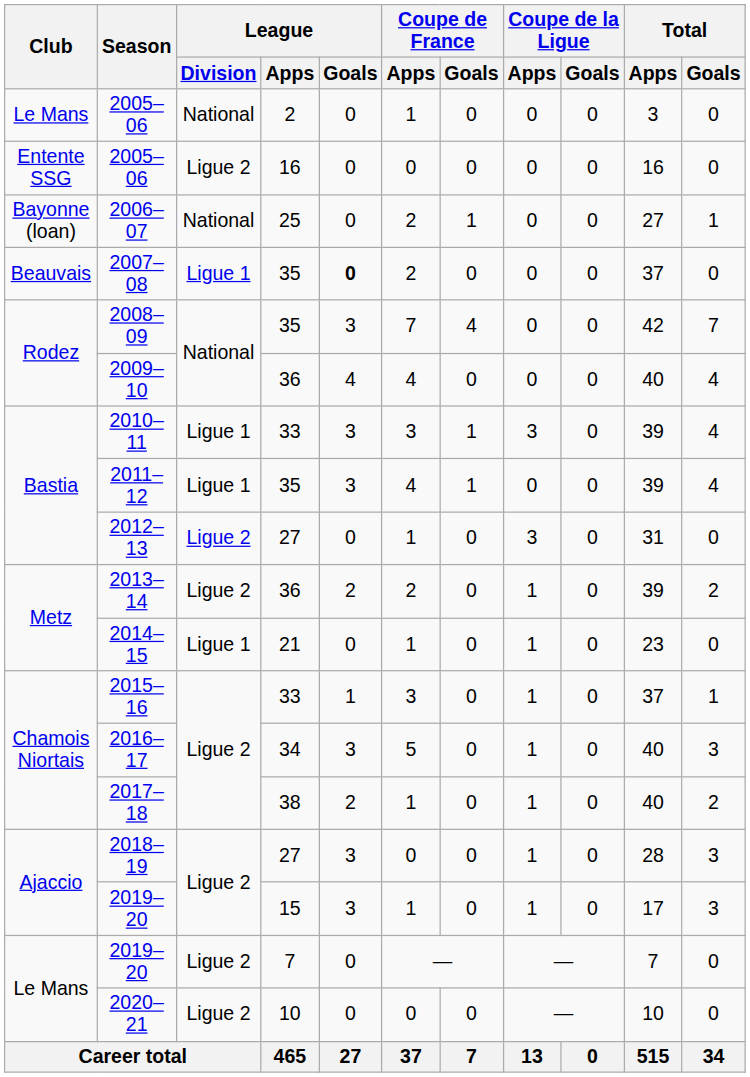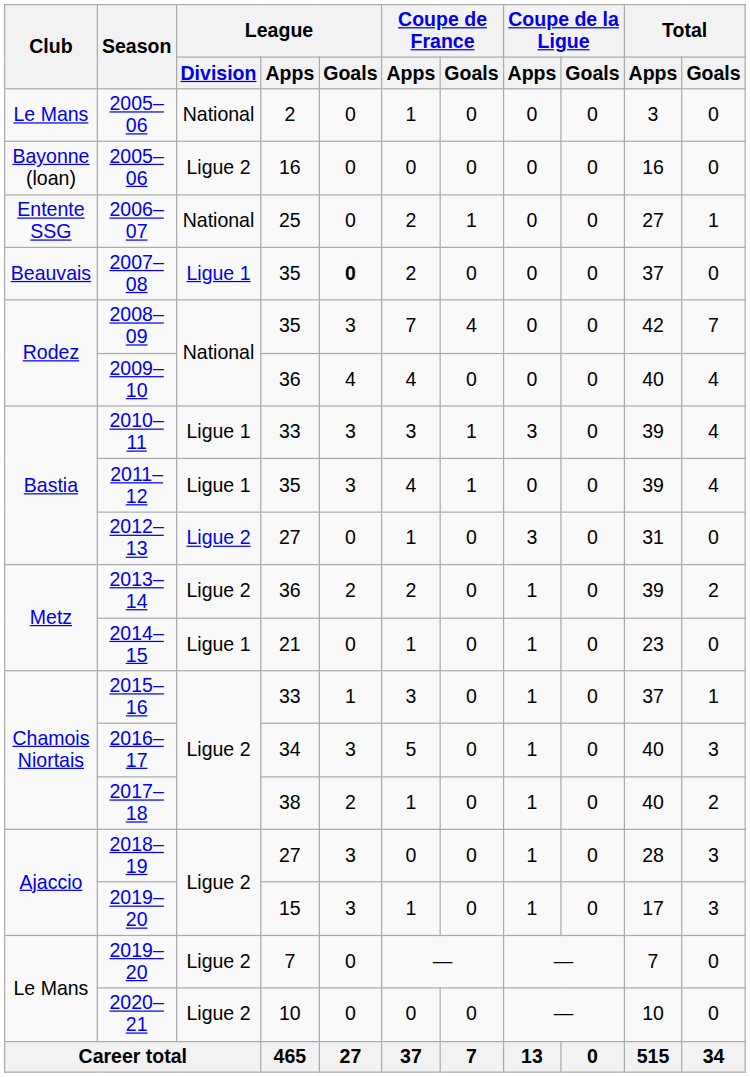(51, 167) Entente SSG -> (51, 167) Bayonne (loan)
(51, 220) Bayonne (loan) -> (51, 220) Entente SSG
